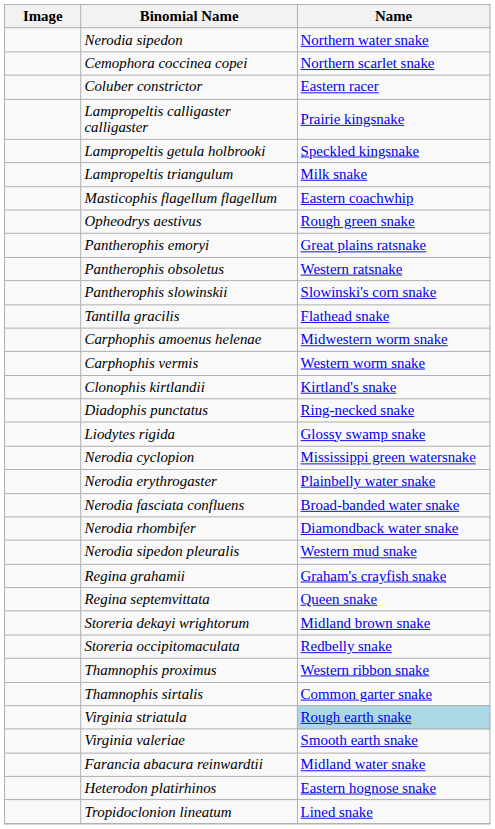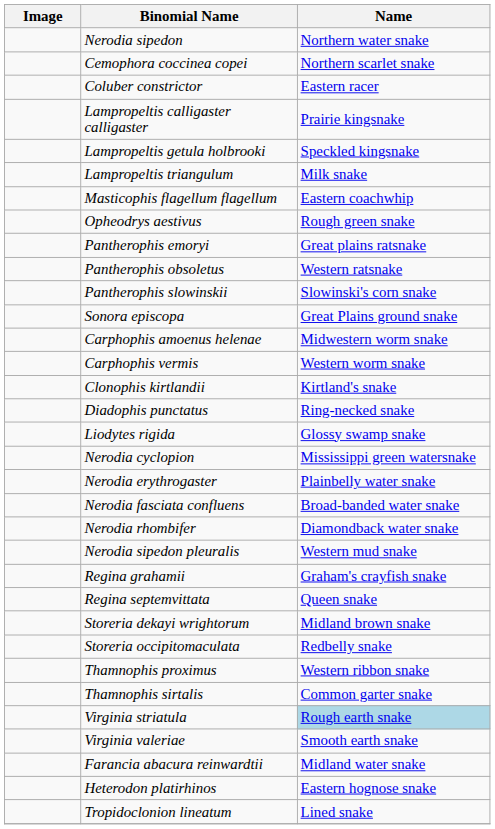+ row: (134, 316)
- row: (132, 316)
